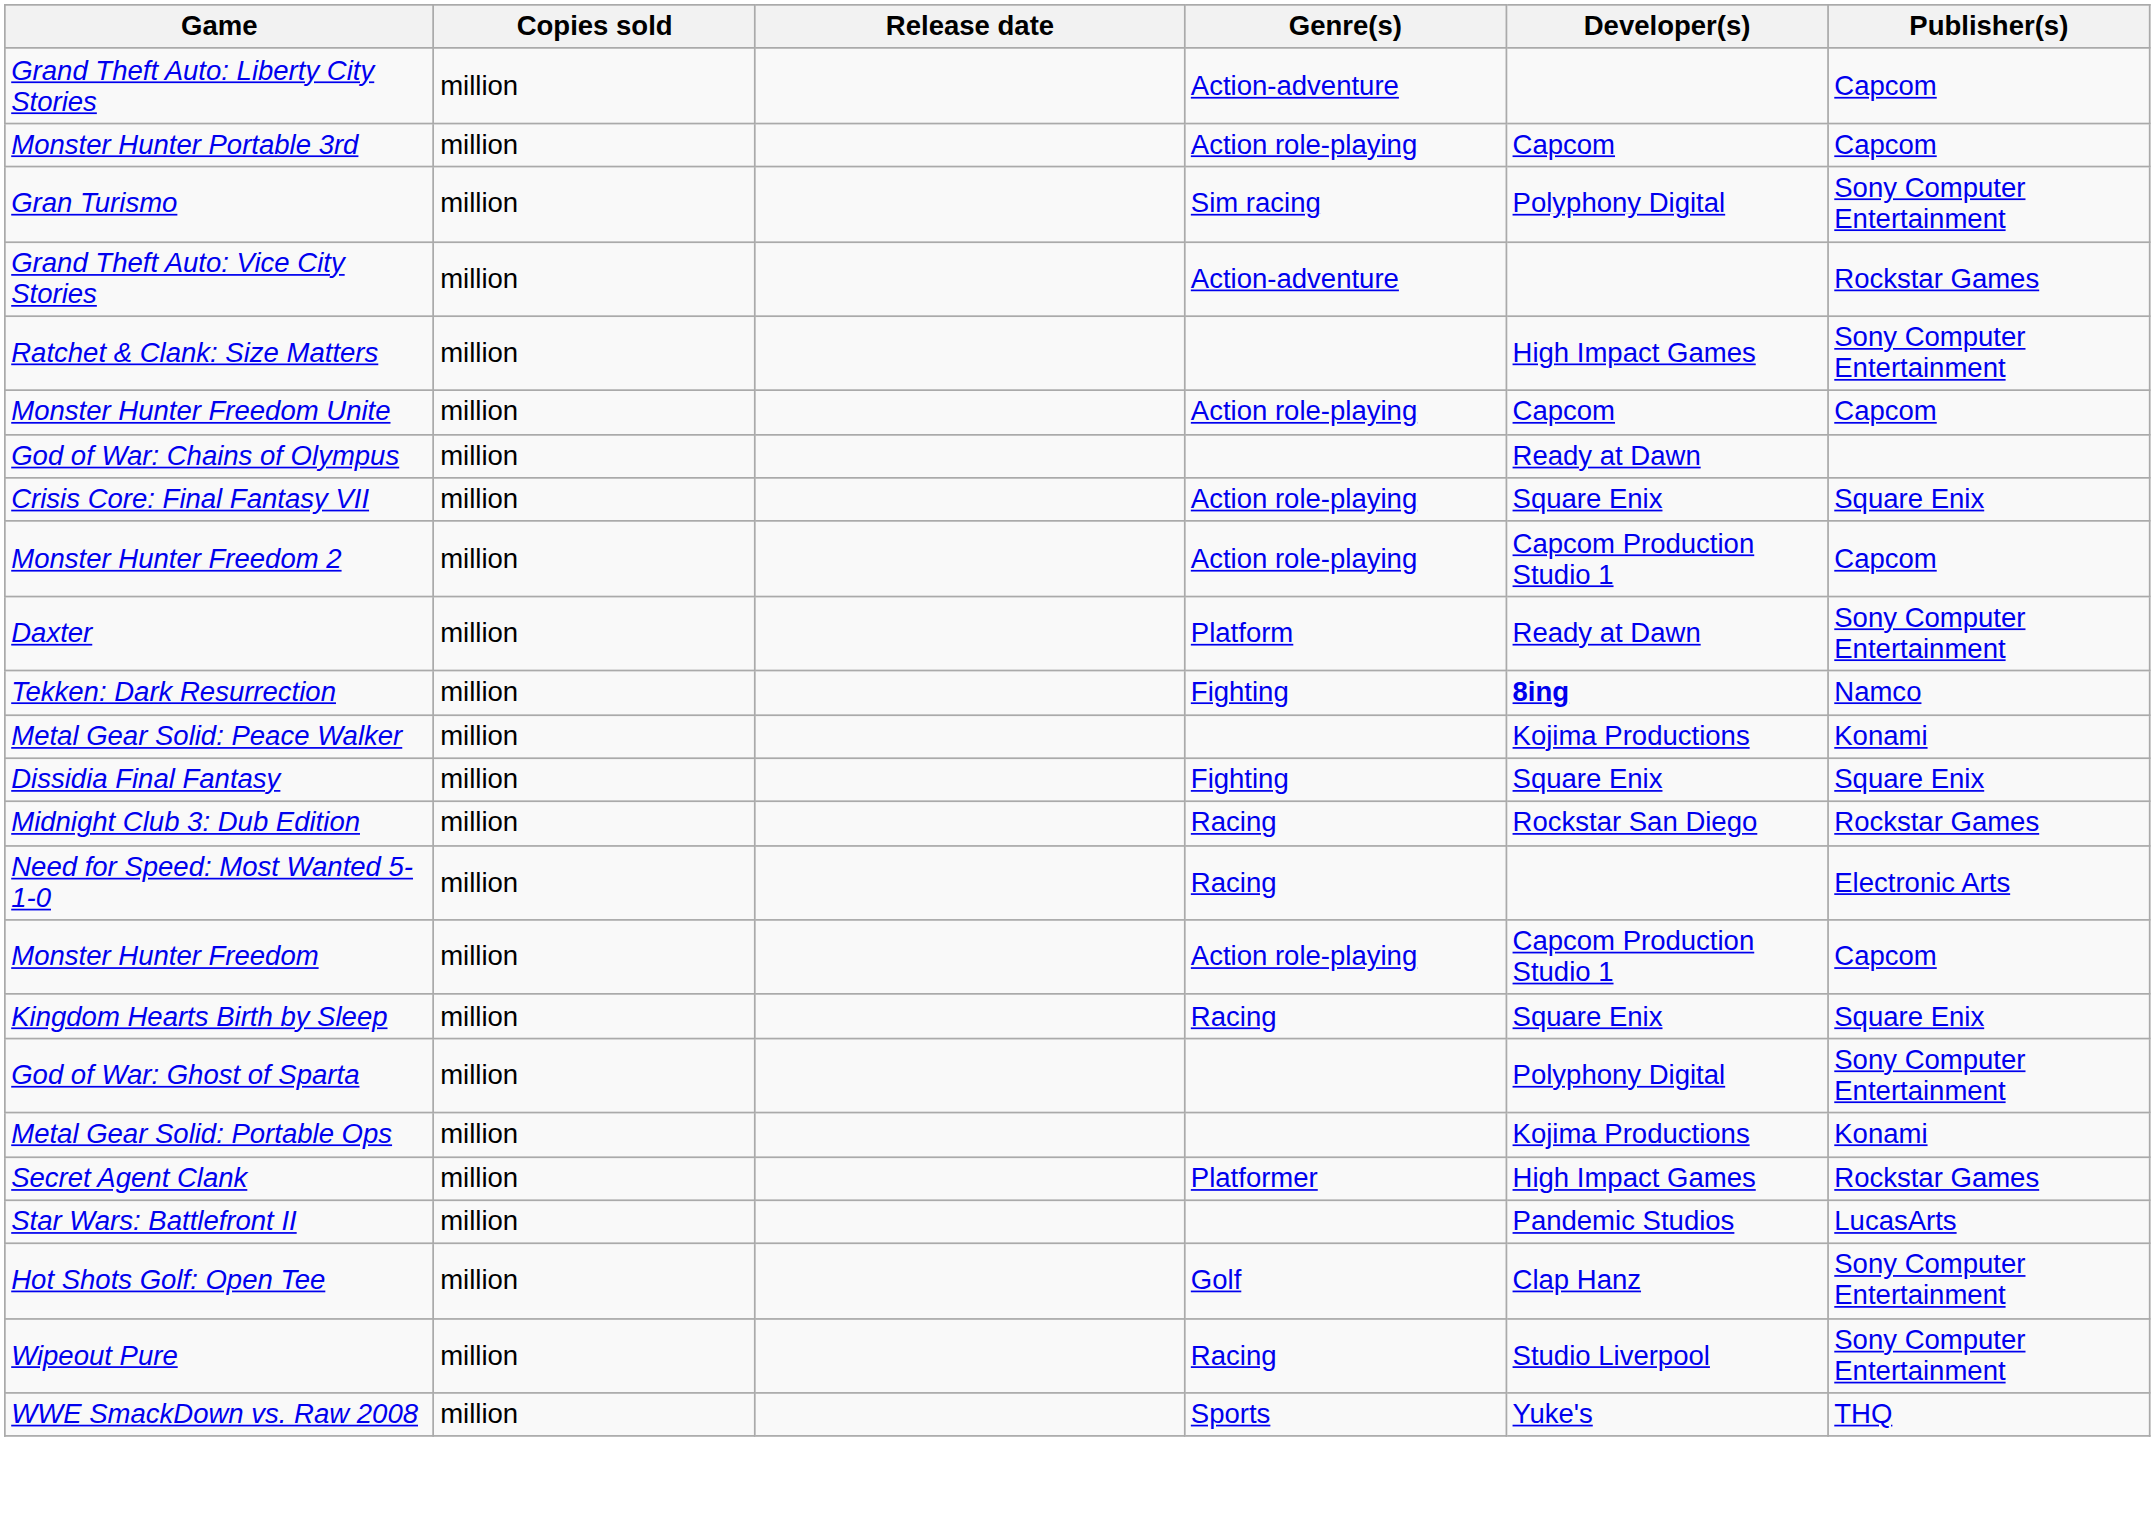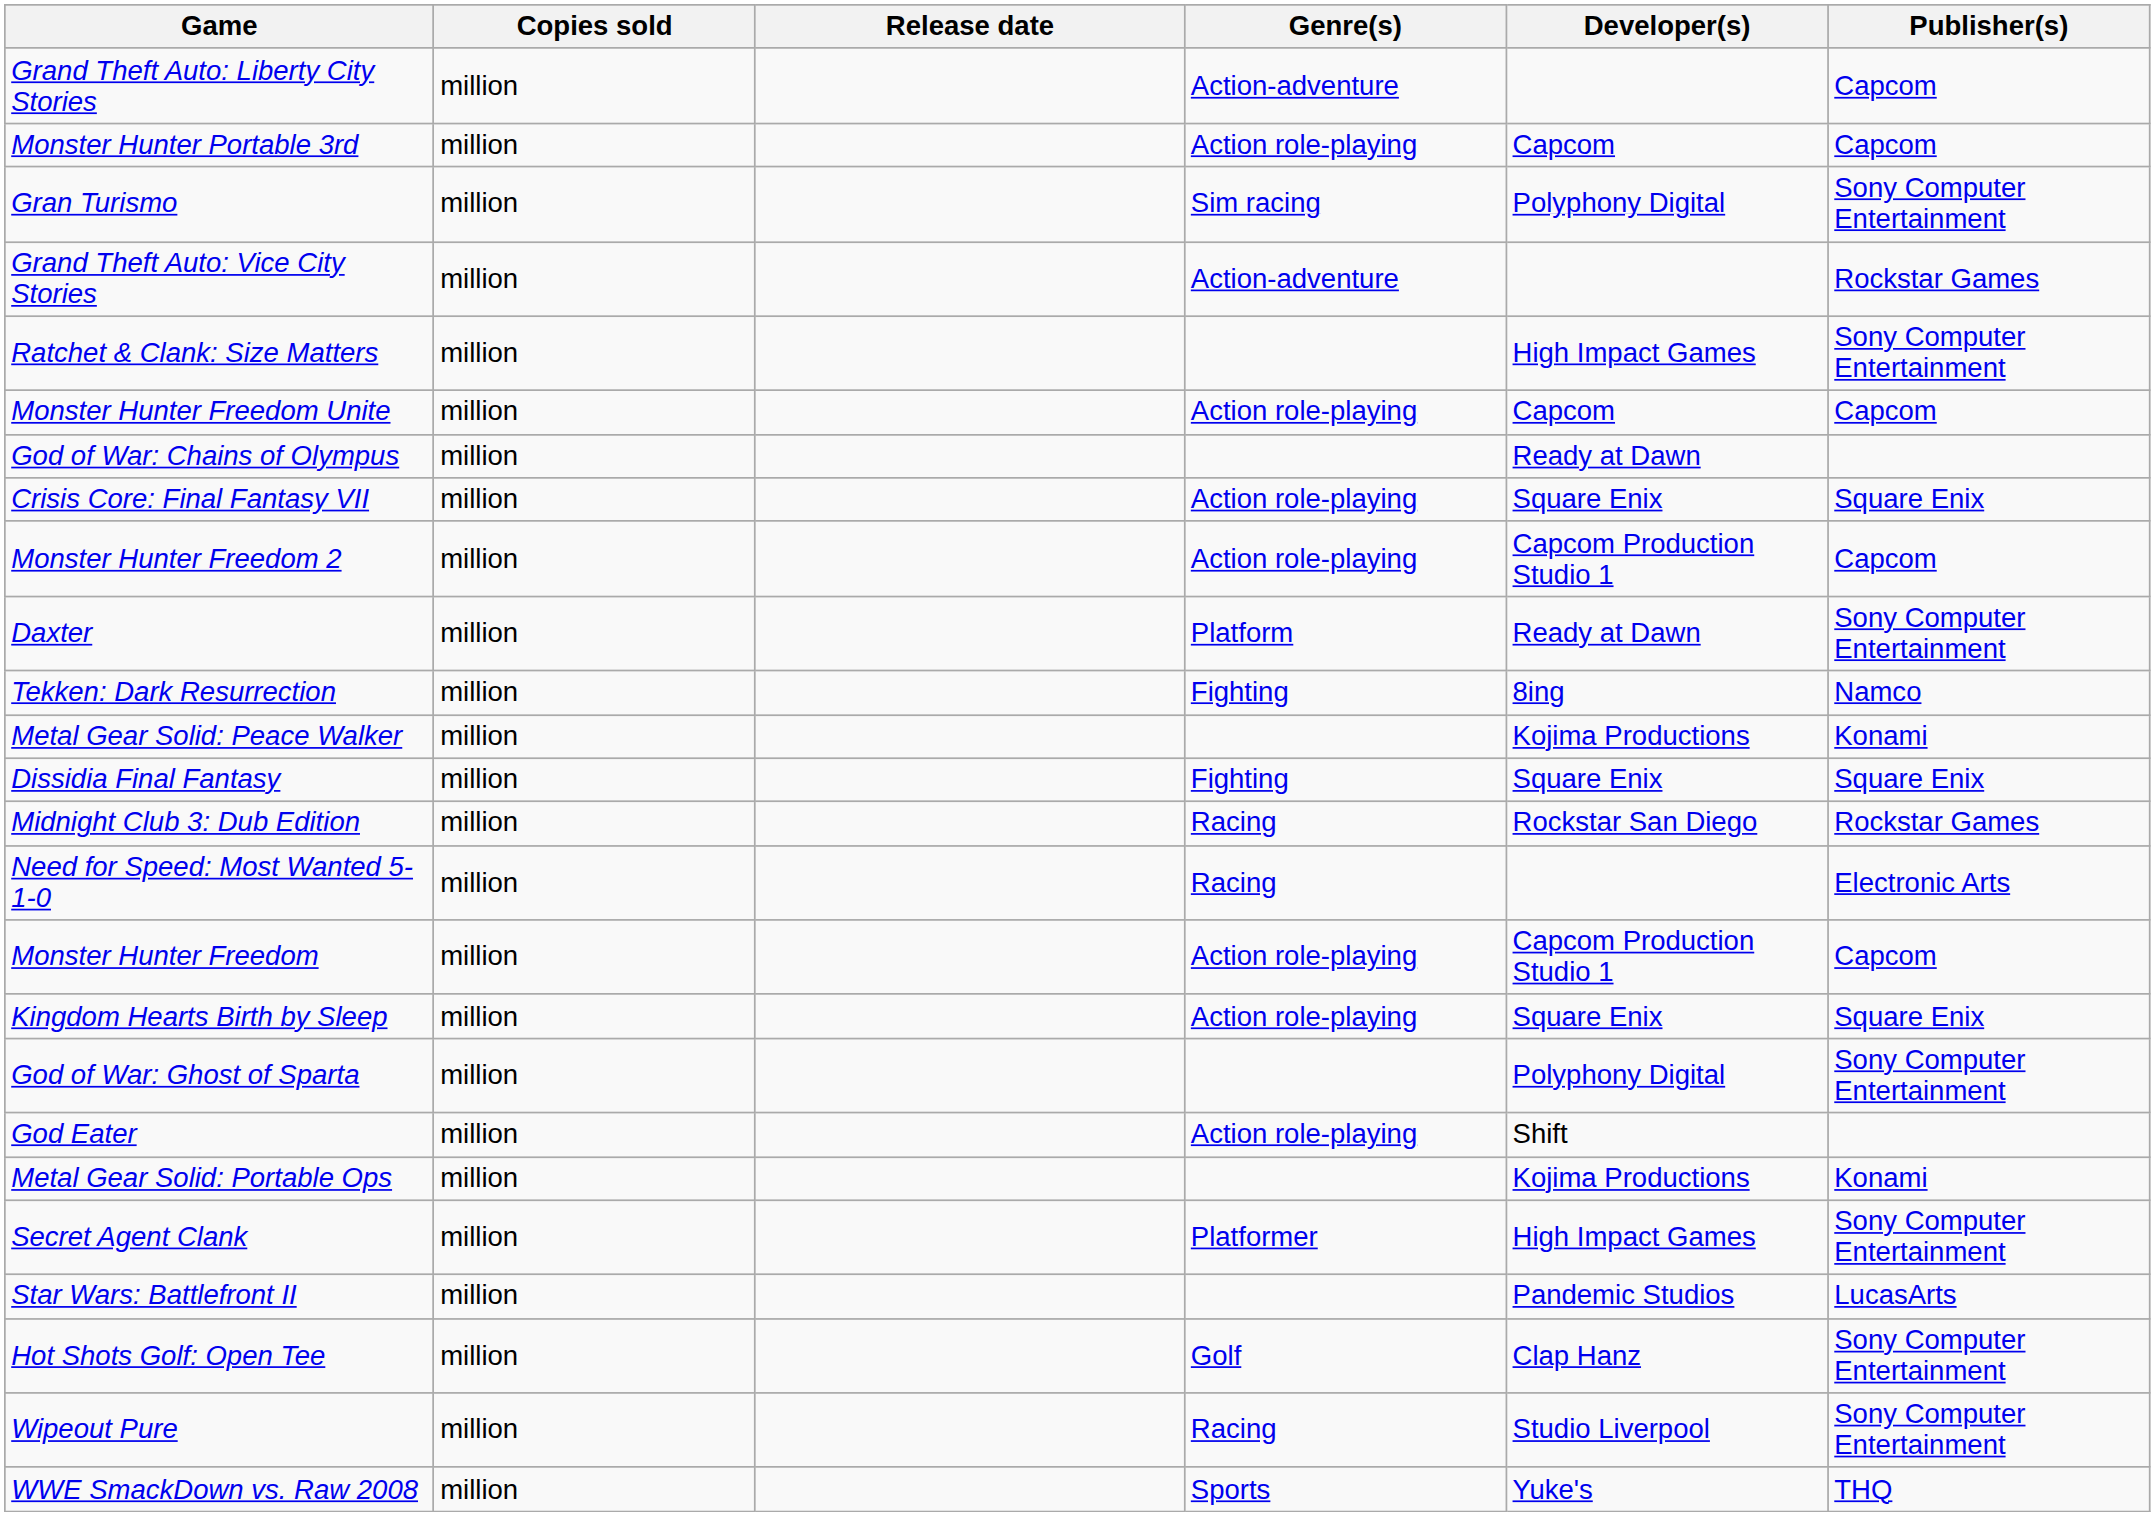(1541, 692) bold -> (1539, 692) normal
(1234, 1015) Racing -> (1304, 1015) Action role-playing
+ row: (74, 1134)
(1937, 1177) Rockstar Games -> (1930, 1236) Sony Computer Entertainment
